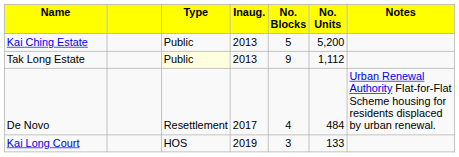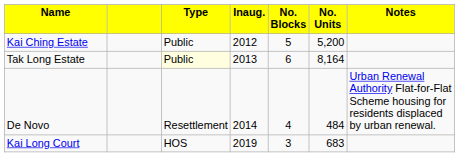(245, 42) 2013 -> (245, 42) 2012
(288, 59) 9 -> (288, 59) 6
(331, 59) 1,112 -> (331, 59) 8,164
(245, 126) 2017 -> (245, 126) 2014
(335, 143) 133 -> (335, 143) 683
